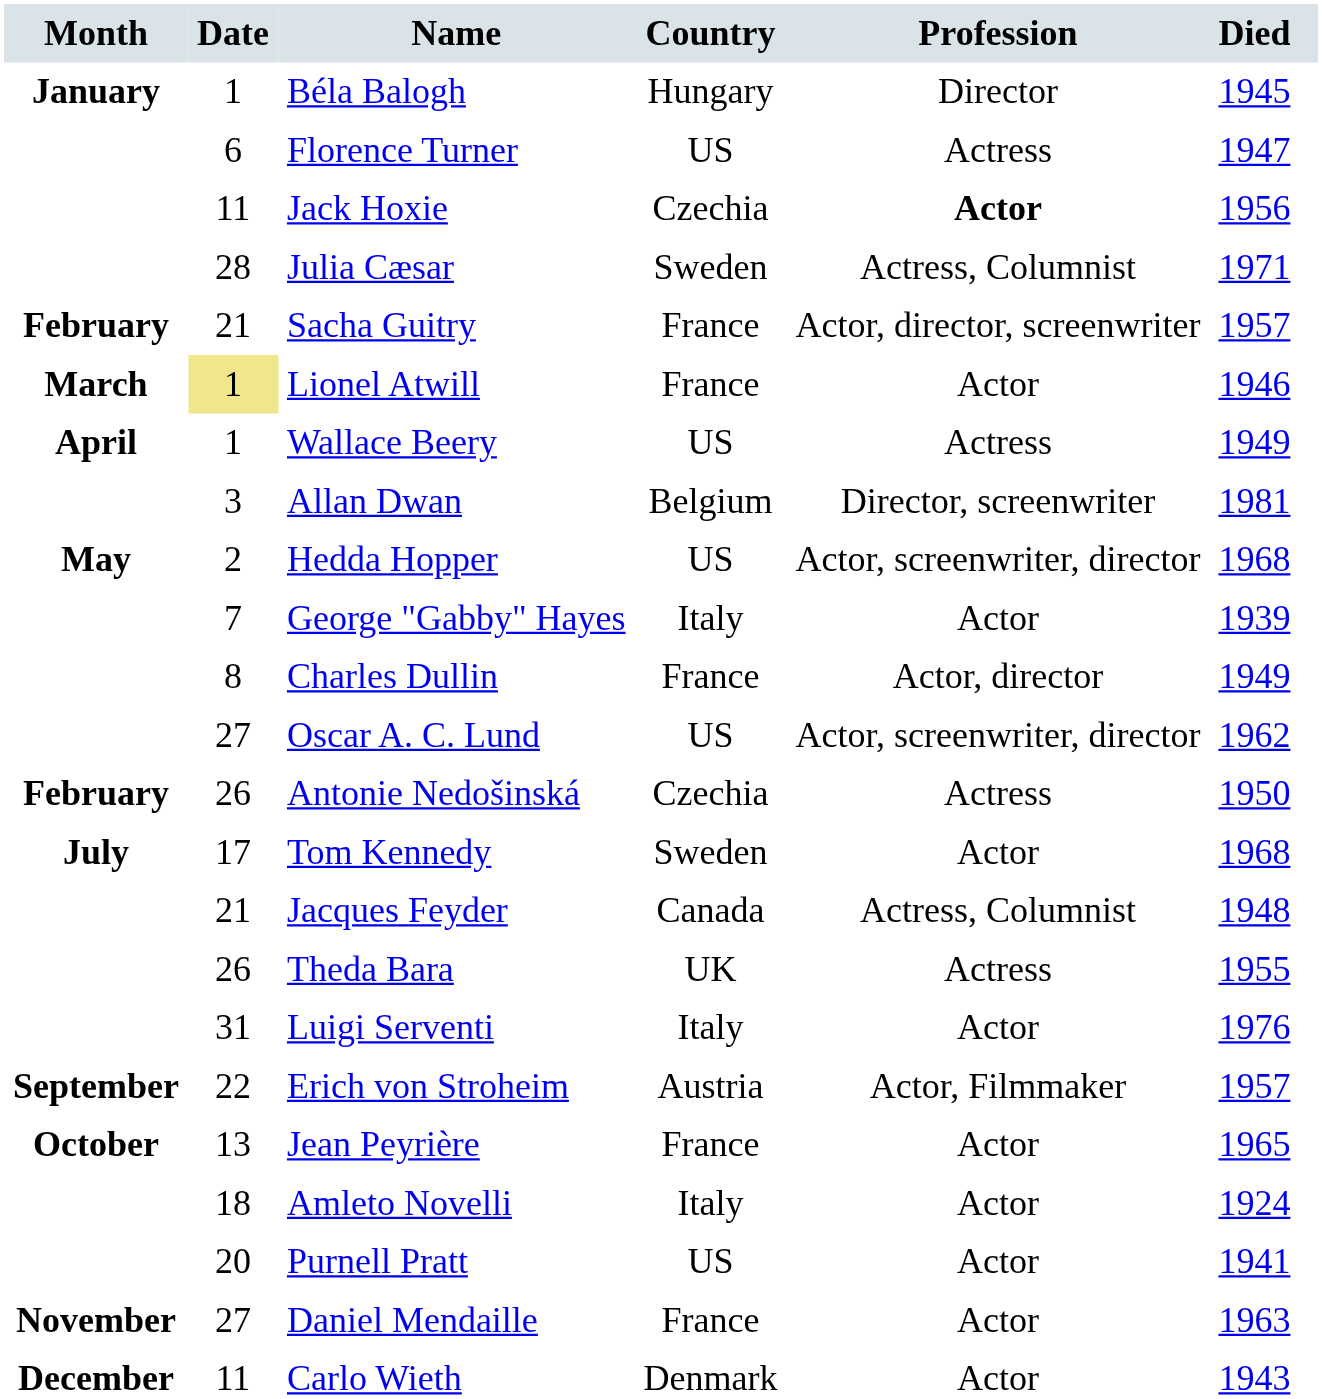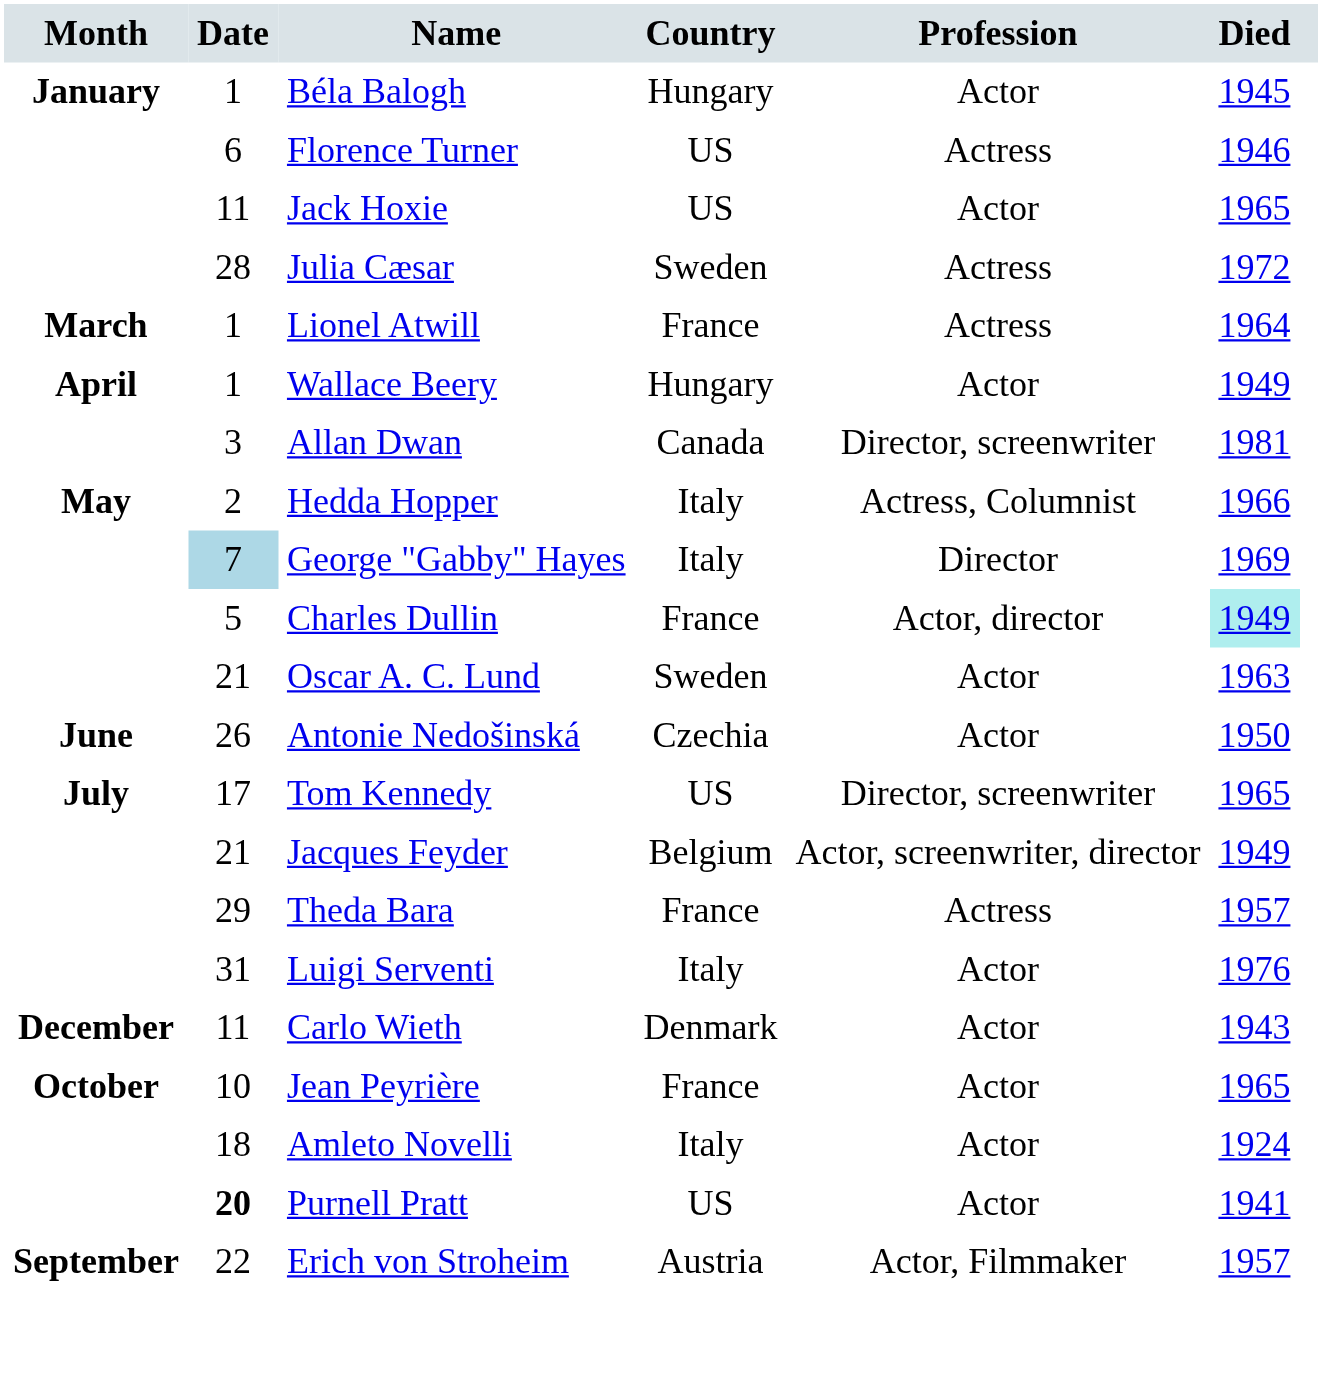(998, 91) Director -> (998, 91) Actor
(1254, 149) 1947 -> (1254, 149) 1946
(711, 208) Czechia -> (711, 208) US
(998, 208) bold -> (998, 208) normal
(1254, 208) 1956 -> (1254, 208) 1965
(998, 266) Actress, Columnist -> (998, 266) Actress
(1254, 266) 1971 -> (1254, 266) 1972
- row: (381, 325)
(233, 383) khaki background -> (233, 325) no background
(998, 383) Actor -> (998, 325) Actress
(1254, 383) 1946 -> (1254, 325) 1964
(711, 442) US -> (711, 383) Hungary
(998, 442) Actress -> (998, 383) Actor
(711, 500) Belgium -> (711, 442) Canada
(711, 559) US -> (711, 500) Italy
(998, 559) Actor, screenwriter, director -> (998, 500) Actress, Columnist
(1254, 559) 1968 -> (1254, 500) 1966
(233, 617) no background -> (233, 559) lightblue background
(998, 617) Actor -> (998, 559) Director
(1254, 617) 1939 -> (1254, 559) 1969
(233, 676) 8 -> (233, 617) 5
(1254, 676) no background -> (1254, 617) paleturquoise background
(233, 734) 27 -> (233, 676) 21
(711, 734) US -> (711, 676) Sweden
(998, 734) Actor, screenwriter, director -> (998, 676) Actor
(1254, 734) 1962 -> (1254, 676) 1963
(96, 793) February -> (96, 734) June
(998, 793) Actress -> (998, 734) Actor
(711, 851) Sweden -> (711, 793) US
(998, 851) Actor -> (998, 793) Director, screenwriter
(1254, 851) 1968 -> (1254, 793) 1965
(711, 910) Canada -> (711, 851) Belgium
(998, 910) Actress, Columnist -> (998, 851) Actor, screenwriter, director
(1254, 910) 1948 -> (1254, 851) 1949
(233, 968) 26 -> (233, 910) 29
(711, 968) UK -> (711, 910) France
(1254, 968) 1955 -> (1254, 910) 1957
rows swapped: (428, 1085) <-> (374, 1378)
(233, 1144) 13 -> (233, 1085) 10
(233, 1261) normal -> (233, 1202) bold
- row: (412, 1319)
